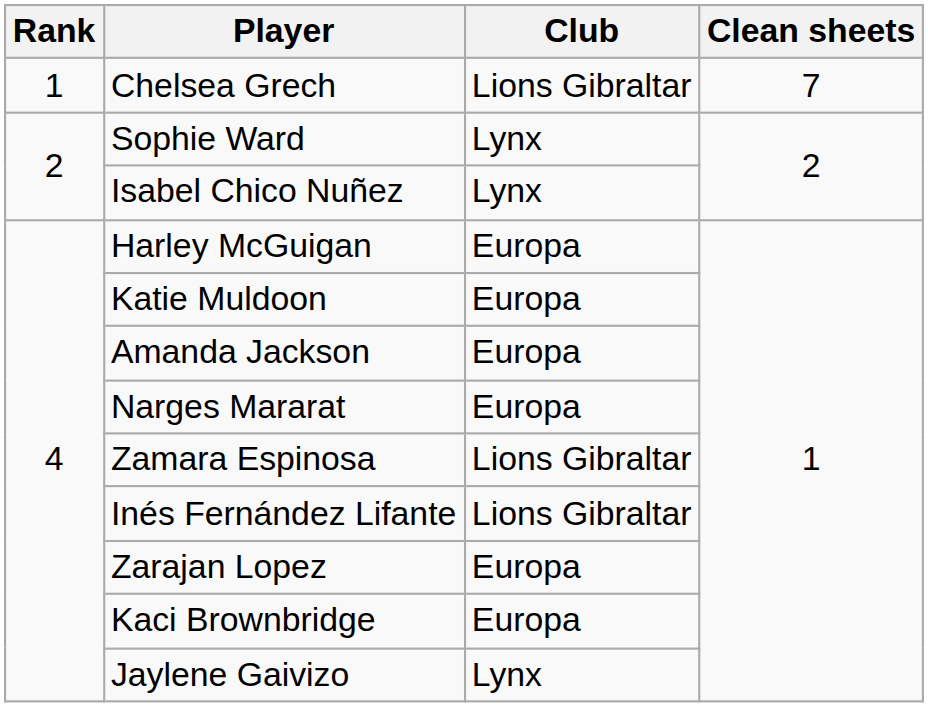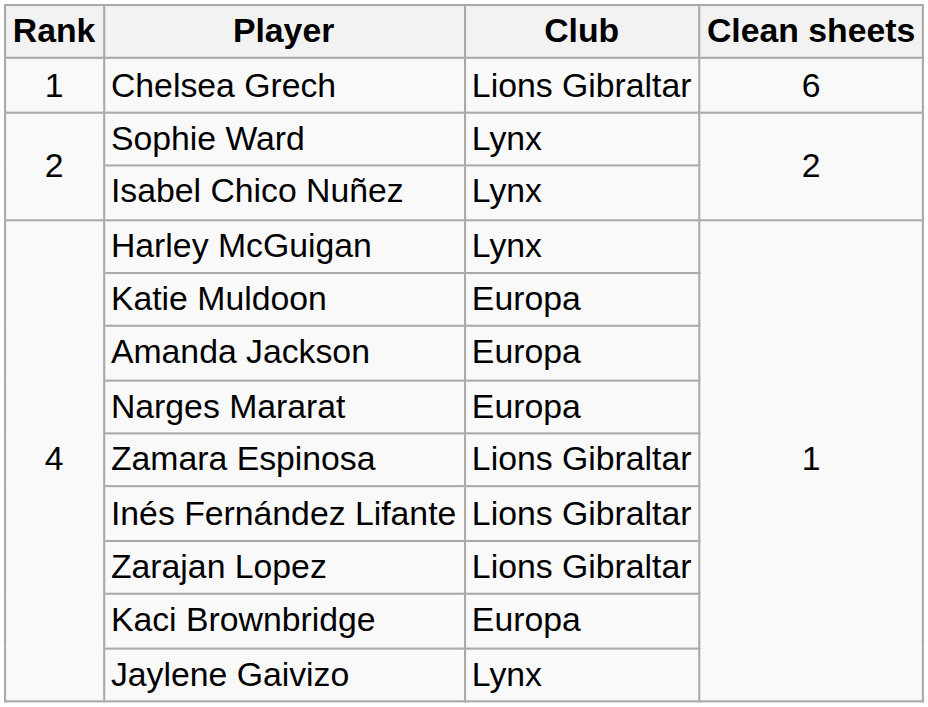(811, 84) 7 -> (811, 84) 6
(526, 245) Europa -> (507, 245) Lynx
(526, 566) Europa -> (582, 566) Lions Gibraltar
